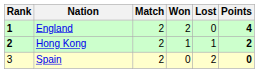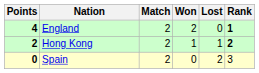columns swapped: (19, 12) <-> (236, 12)
